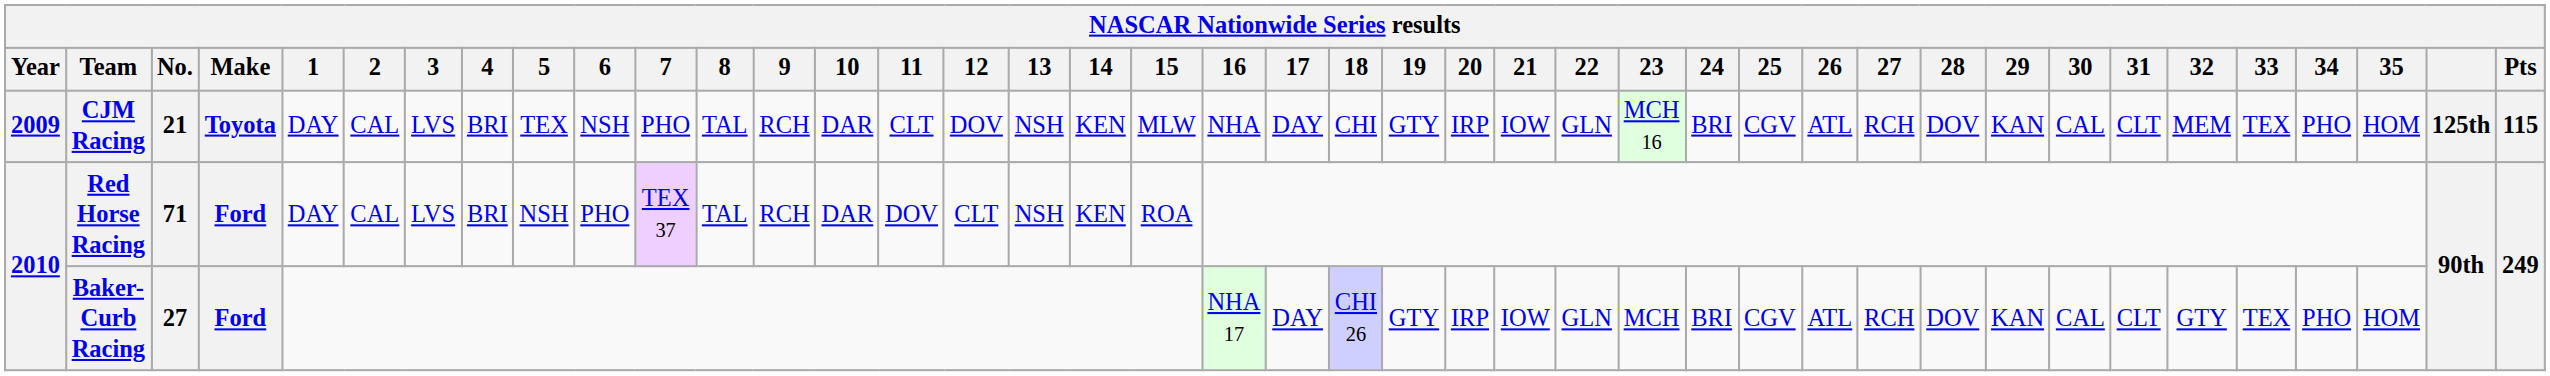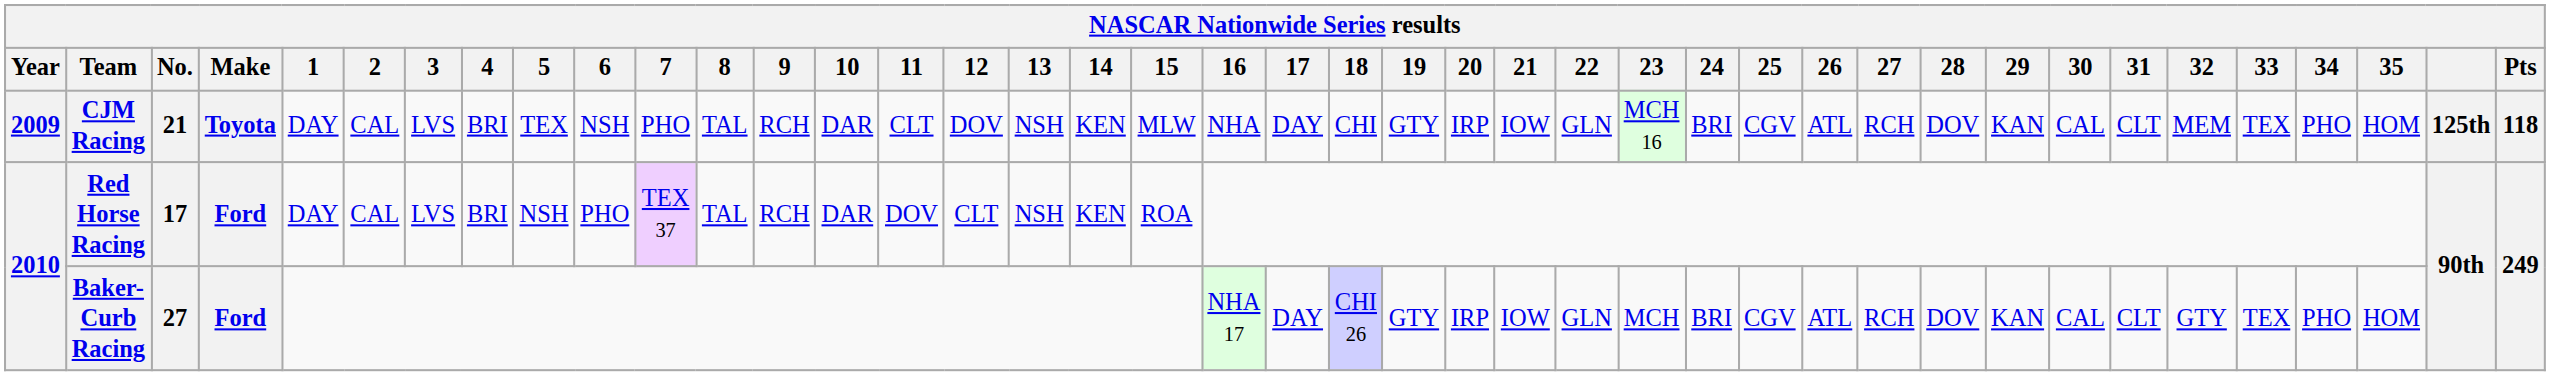(2520, 125) 115 -> (2520, 125) 118
(175, 214) 71 -> (175, 214) 17
